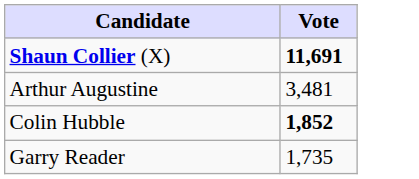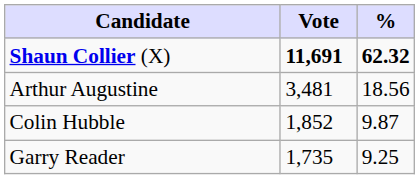+ column: (386, 21)
(309, 122) bold -> (309, 122) normal
